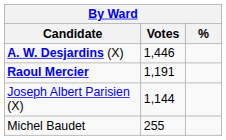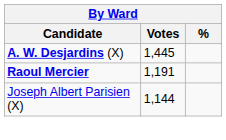(159, 53) 1,446 -> (159, 53) 1,445
- row: (46, 125)
